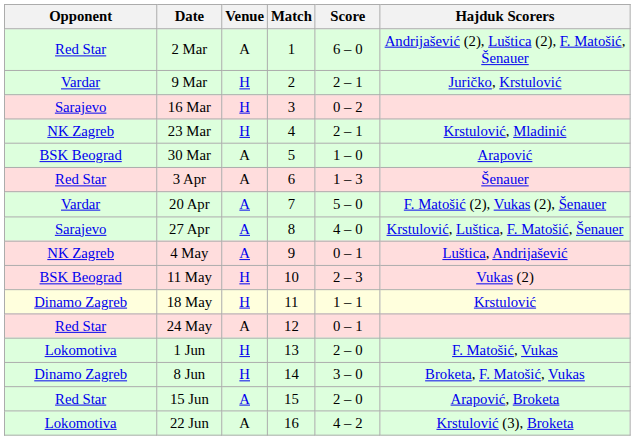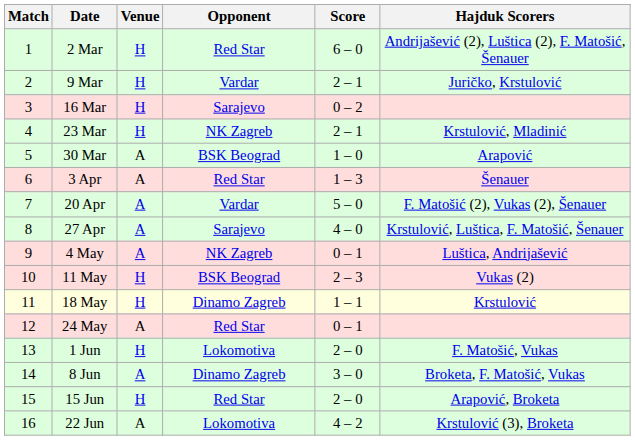columns swapped: (291, 16) <-> (81, 16)
(245, 49) A -> (140, 49) H
(245, 374) H -> (140, 374) A
(245, 398) A -> (140, 398) H
